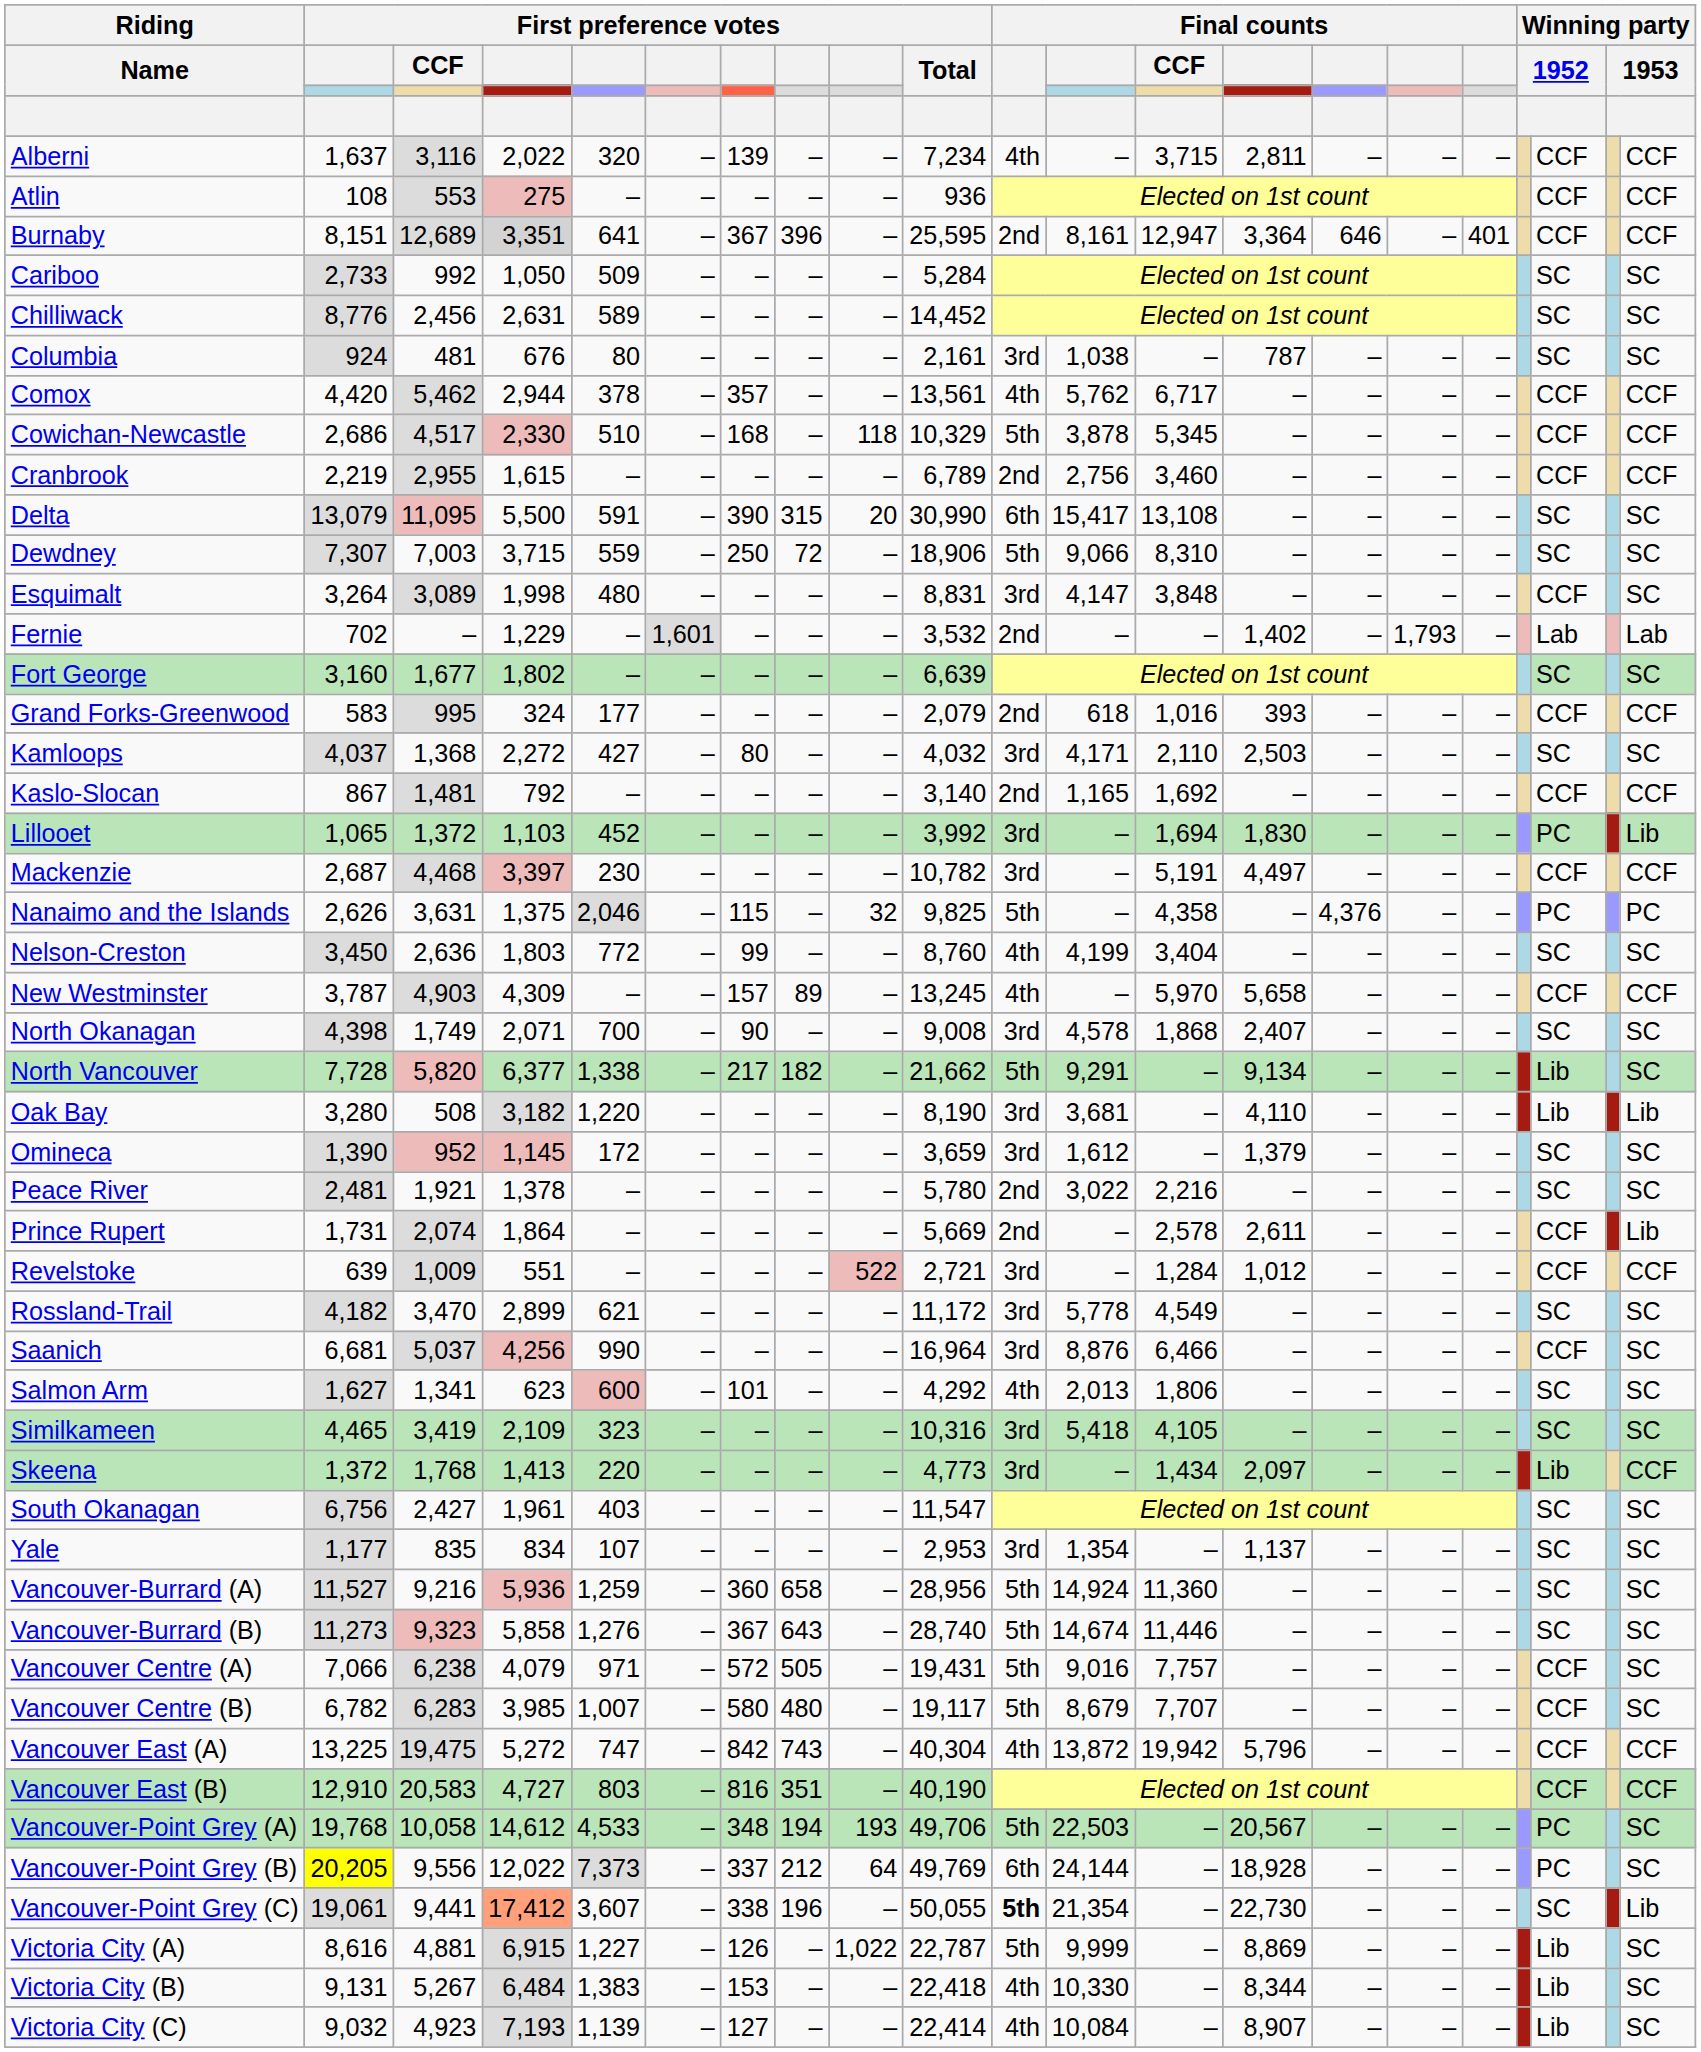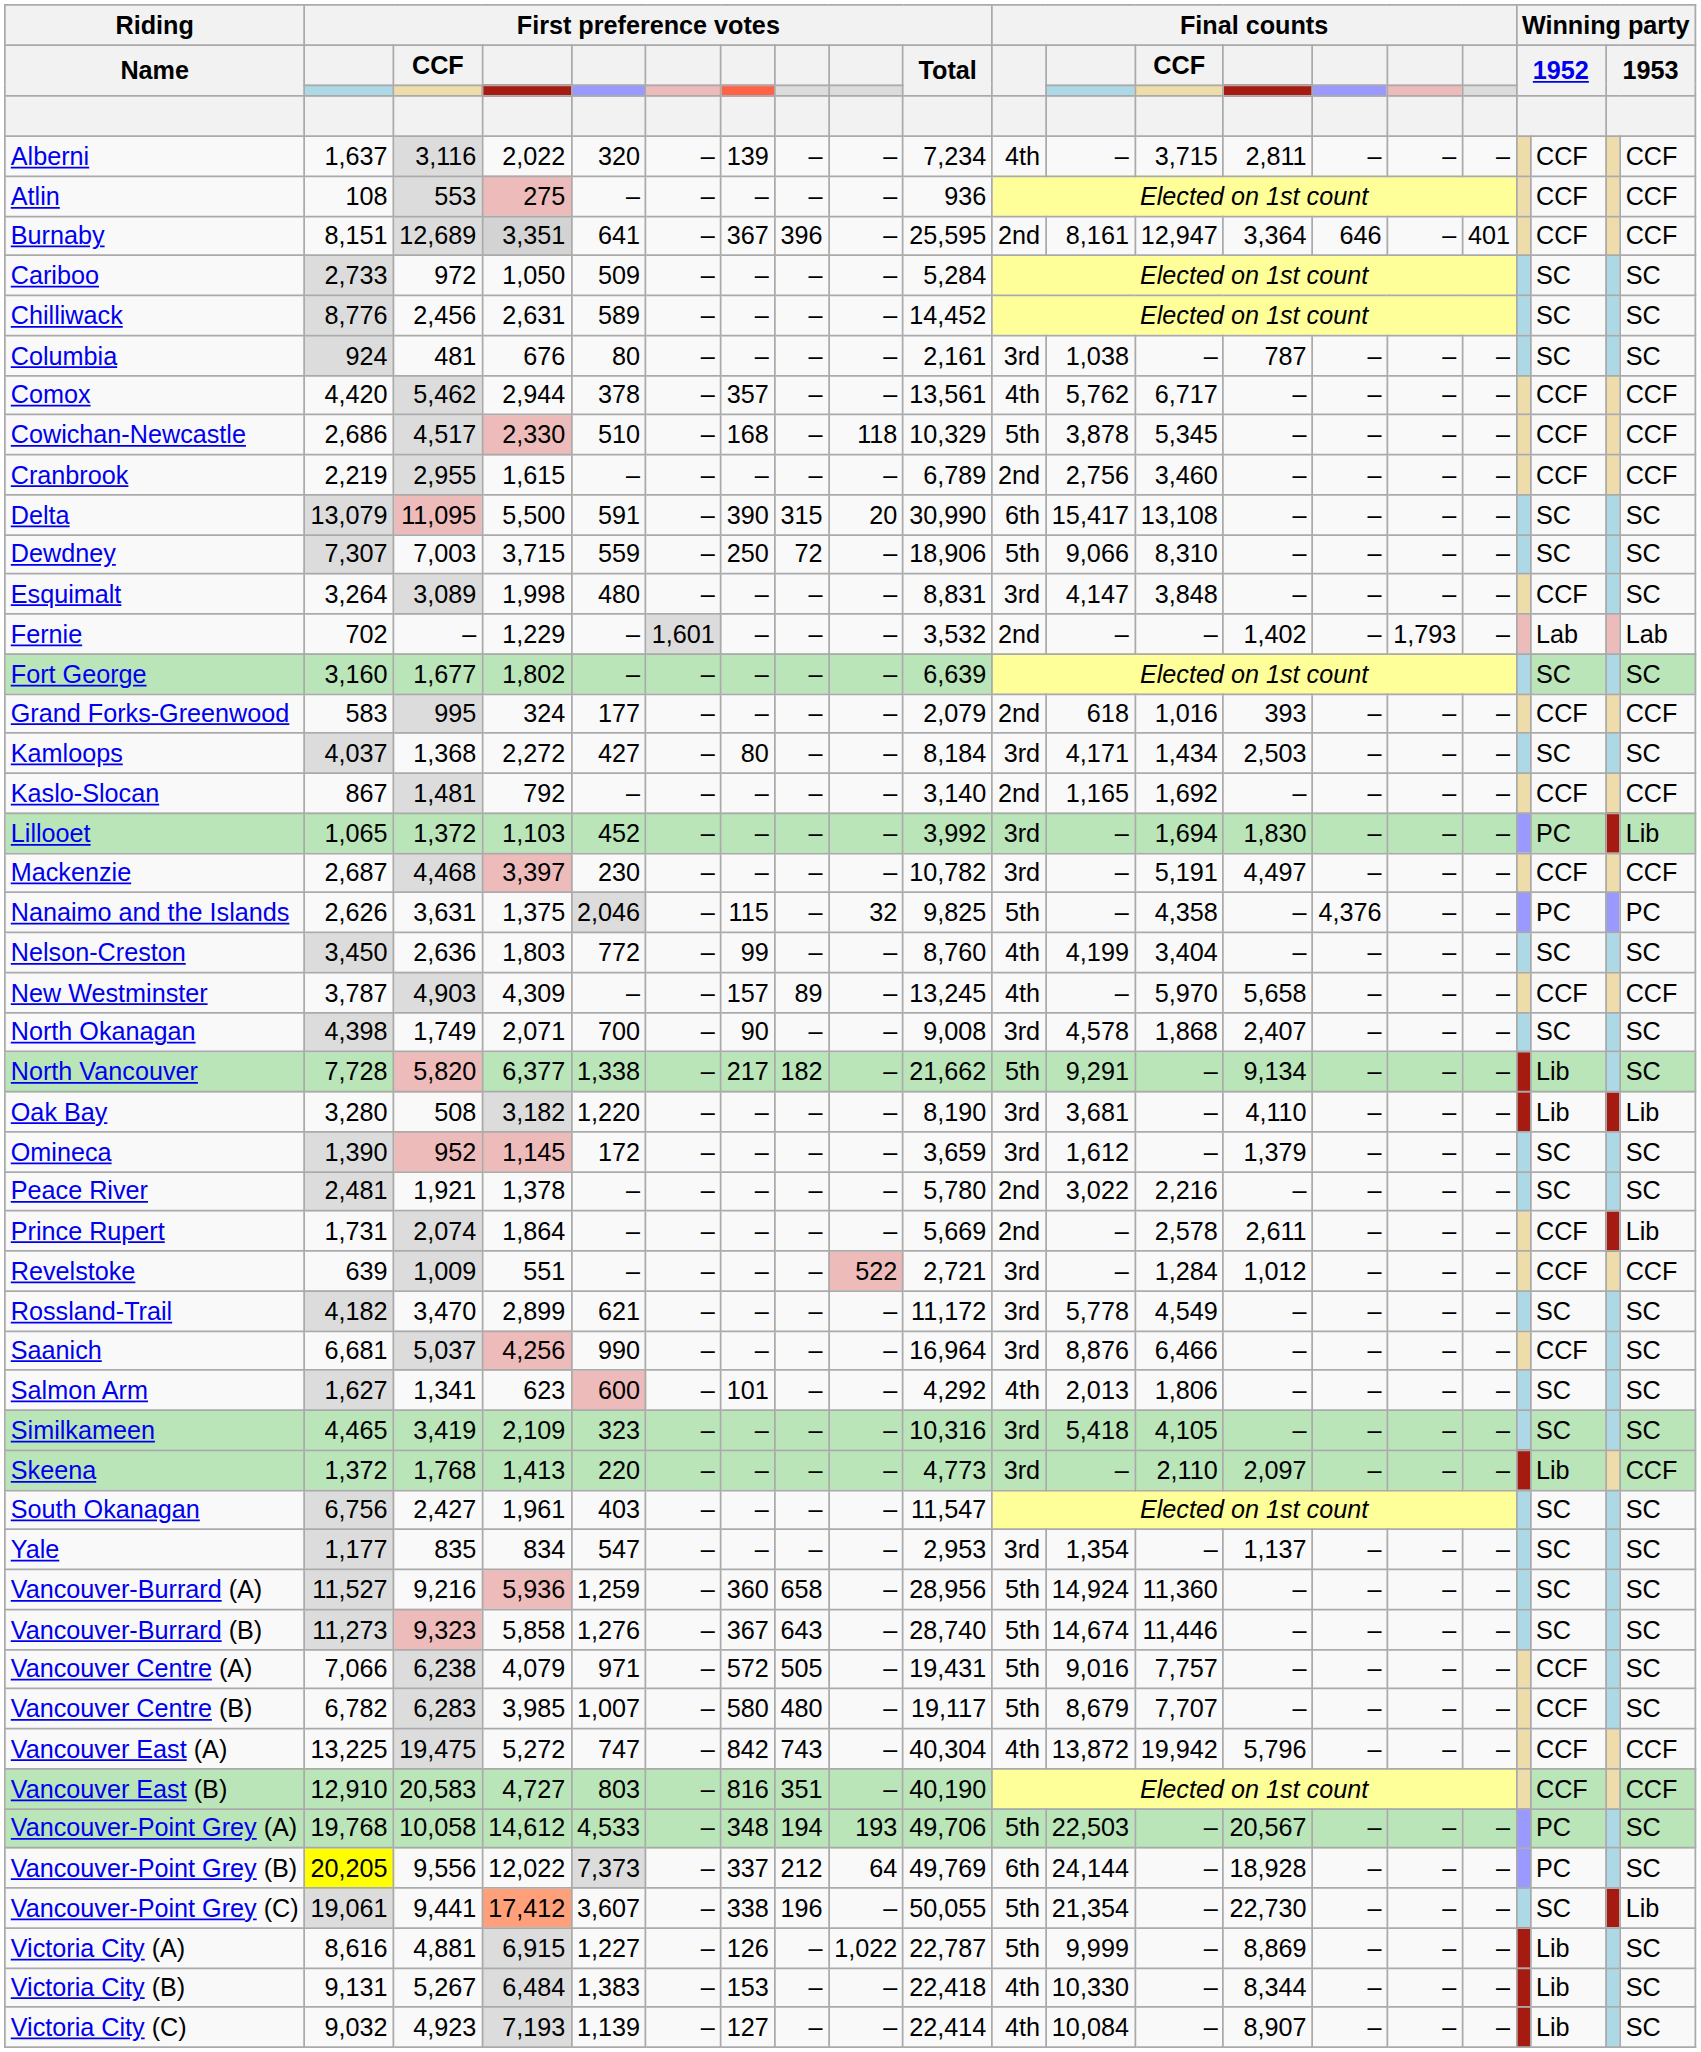(455, 276) 992 -> (455, 276) 972
(955, 754) 4,032 -> (955, 754) 8,184
(1187, 754) 2,110 -> (1186, 754) 1,434
(1186, 1470) 1,434 -> (1187, 1470) 2,110
(619, 1550) 107 -> (619, 1550) 547
(1021, 1908) bold -> (1023, 1908) normal
